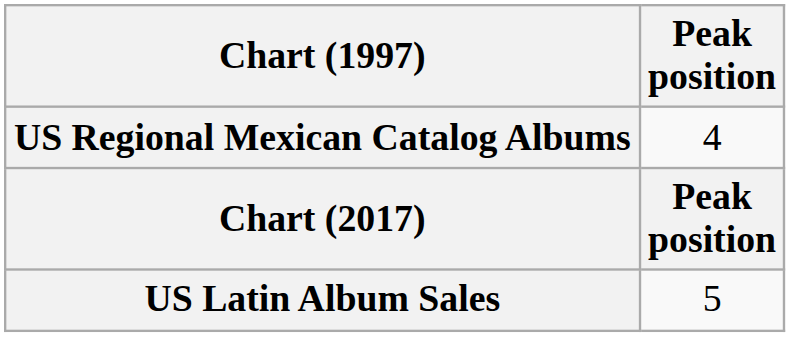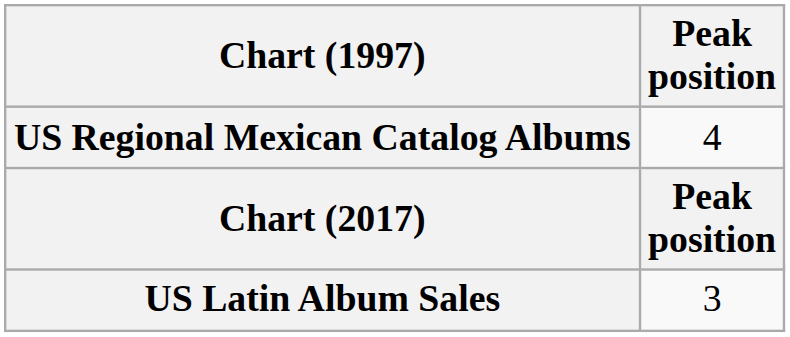(712, 299) 5 -> (712, 299) 3
